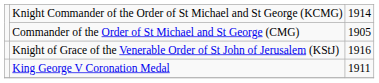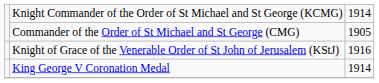(359, 68) 1911 -> (359, 68) 1914
